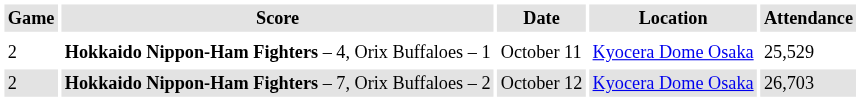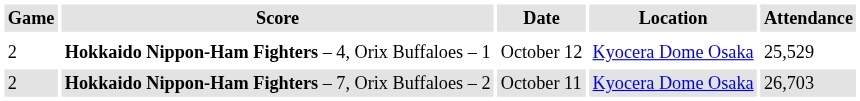(541, 52) October 11 -> (542, 52) October 12
(542, 83) October 12 -> (541, 83) October 11
